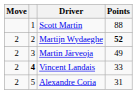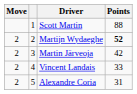(118, 53) 49 -> (118, 53) 42
(33, 67) bold -> (33, 67) normal
